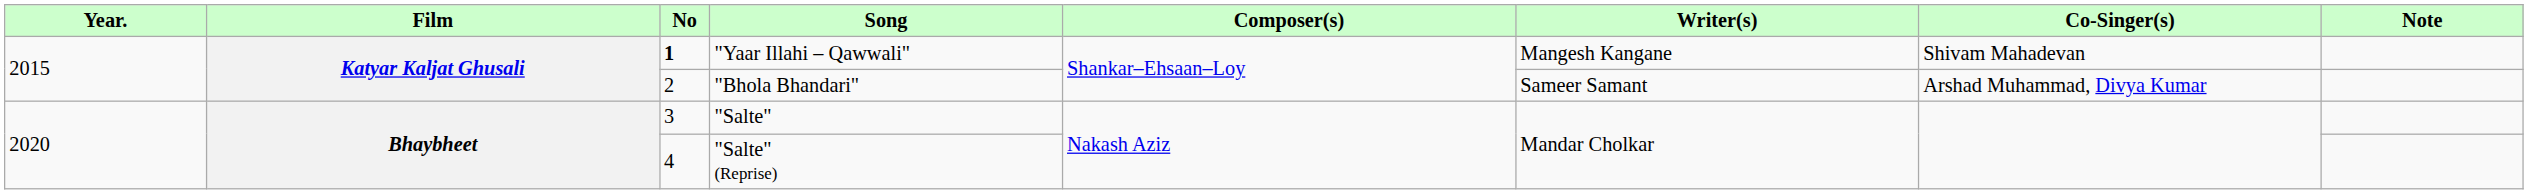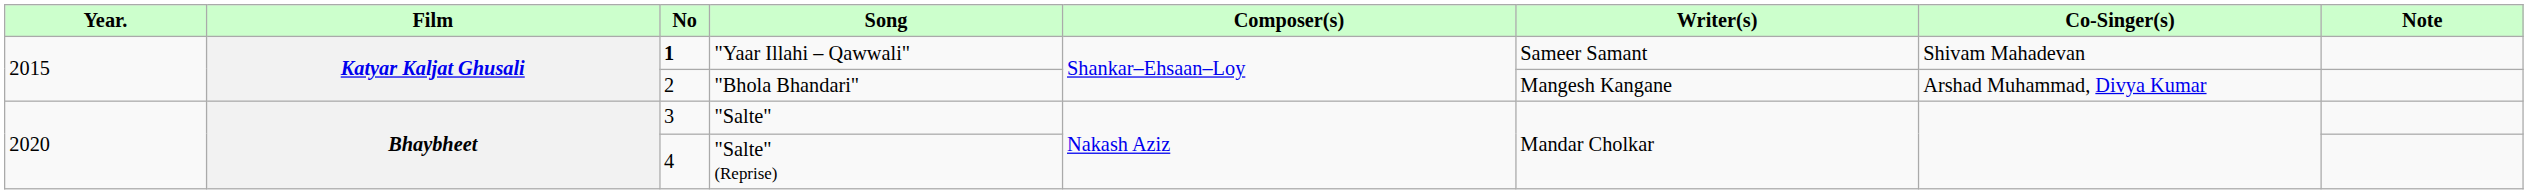(1596, 52) Mangesh Kangane -> (1584, 52) Sameer Samant
(1584, 85) Sameer Samant -> (1596, 85) Mangesh Kangane
